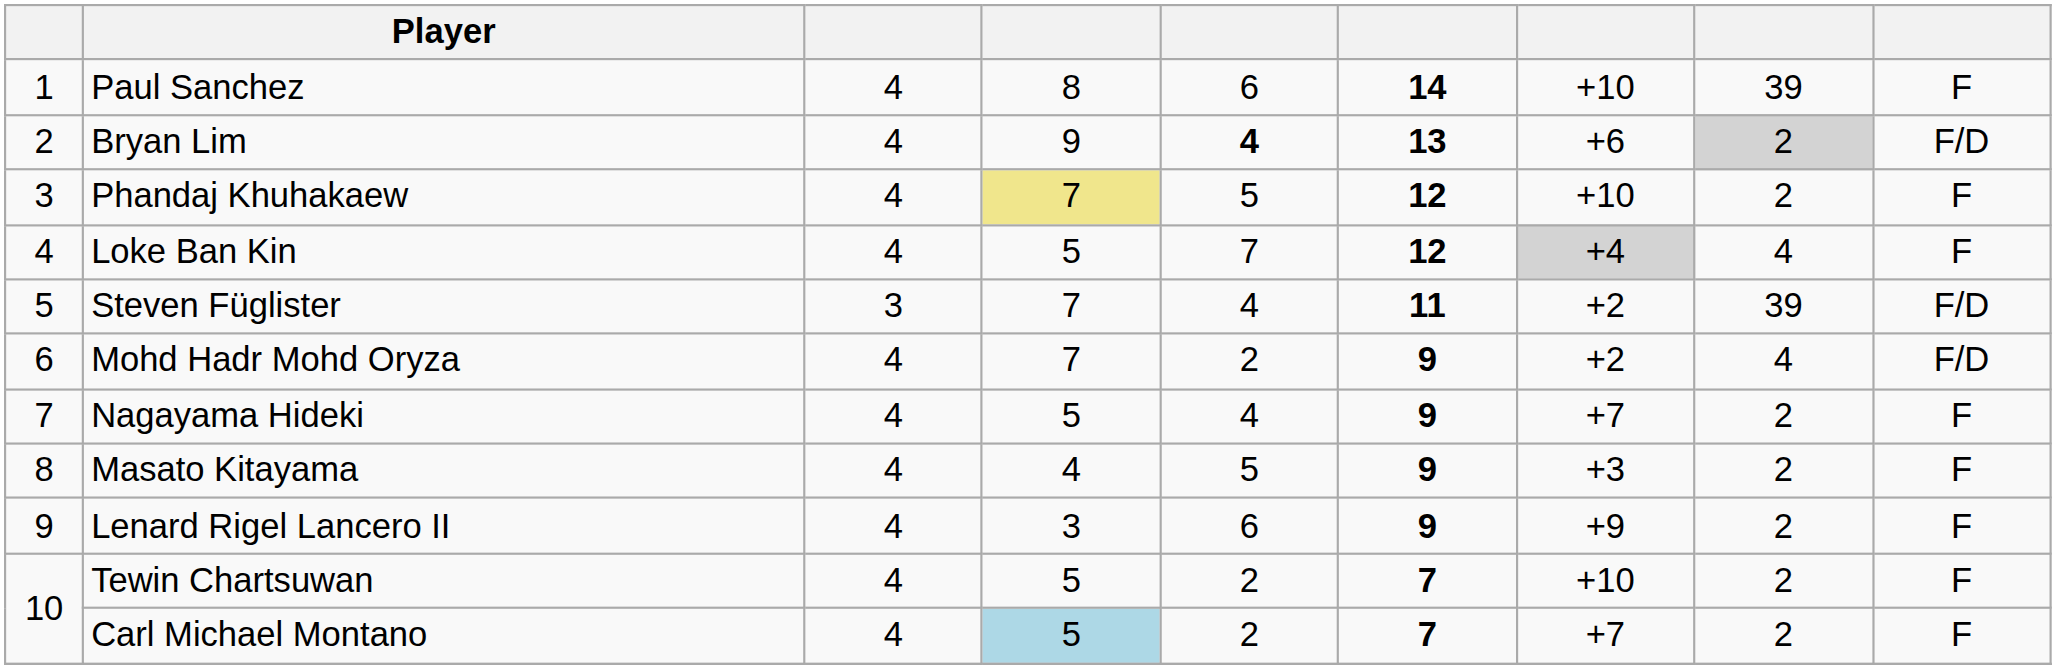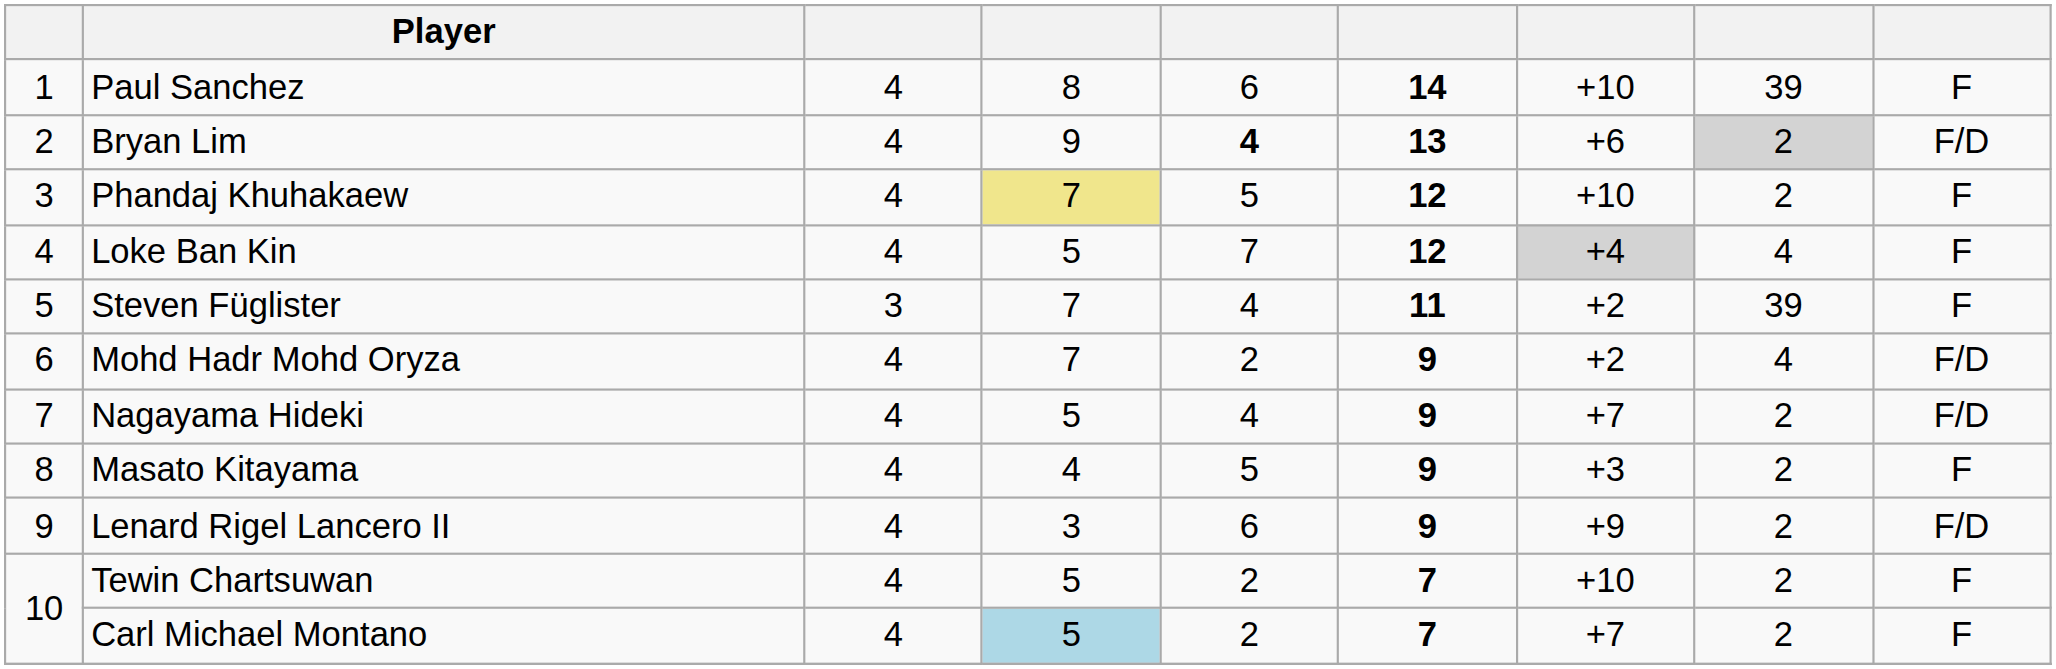(1962, 305) F/D -> (1962, 305) F
(1962, 415) F -> (1962, 415) F/D
(1962, 525) F -> (1962, 525) F/D
